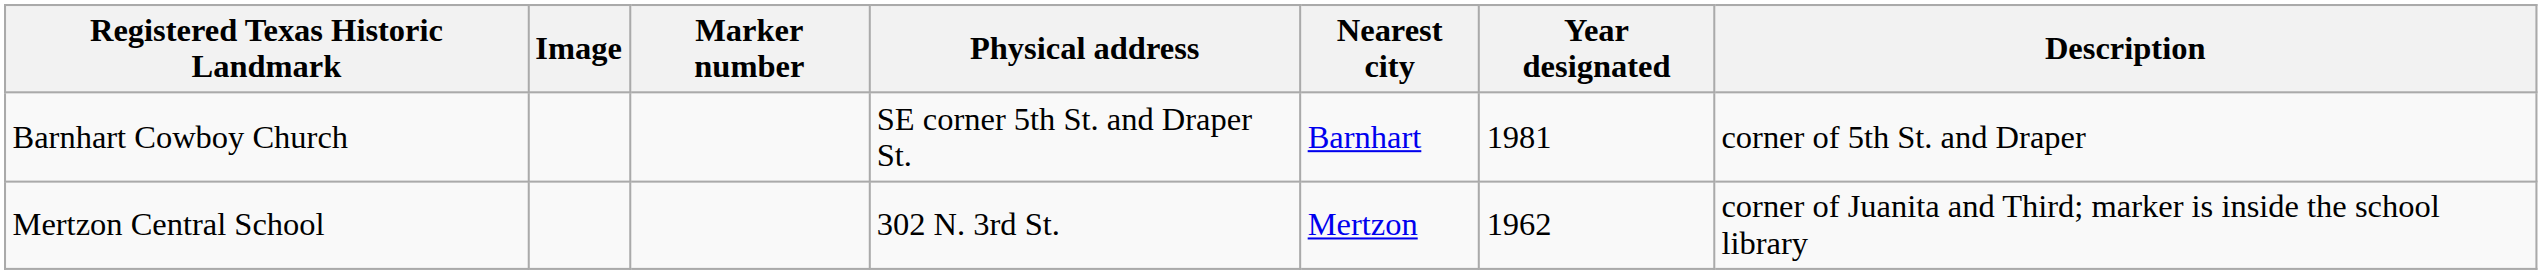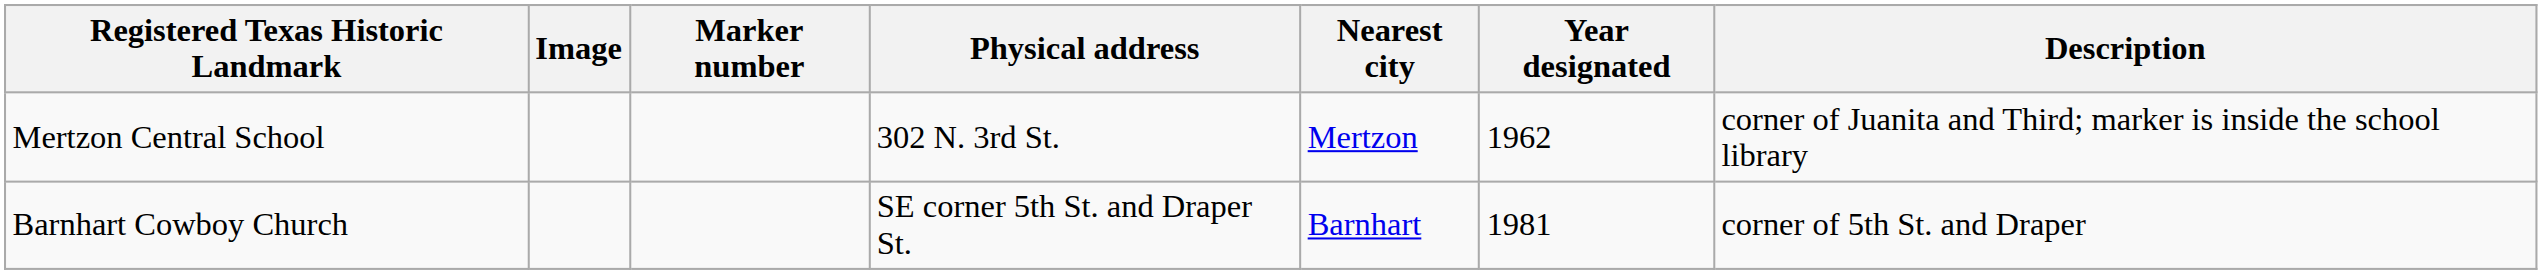rows swapped: (180, 136) <-> (169, 224)
